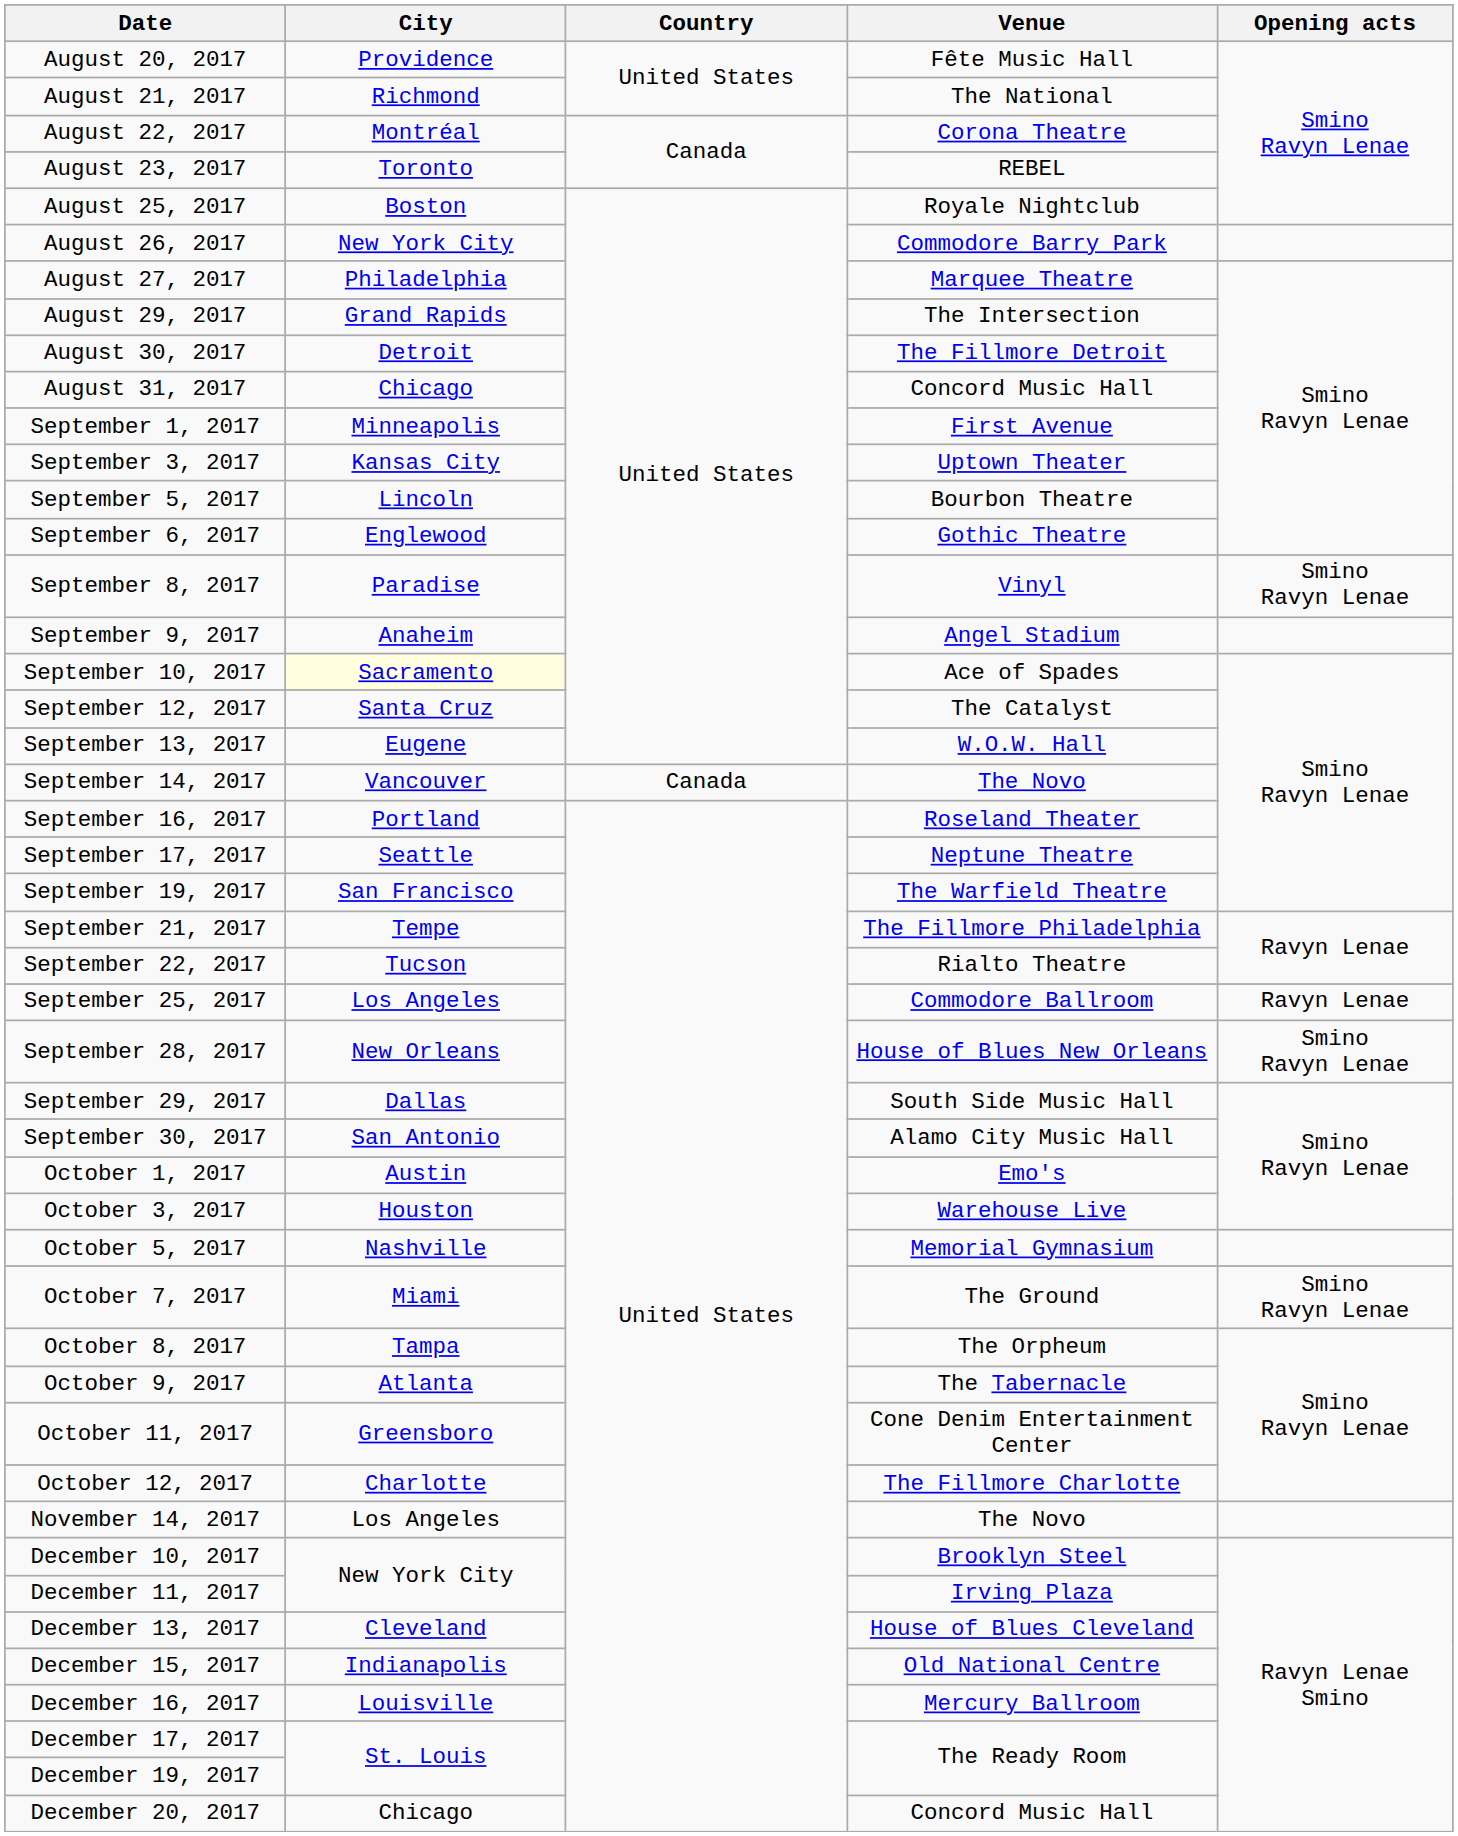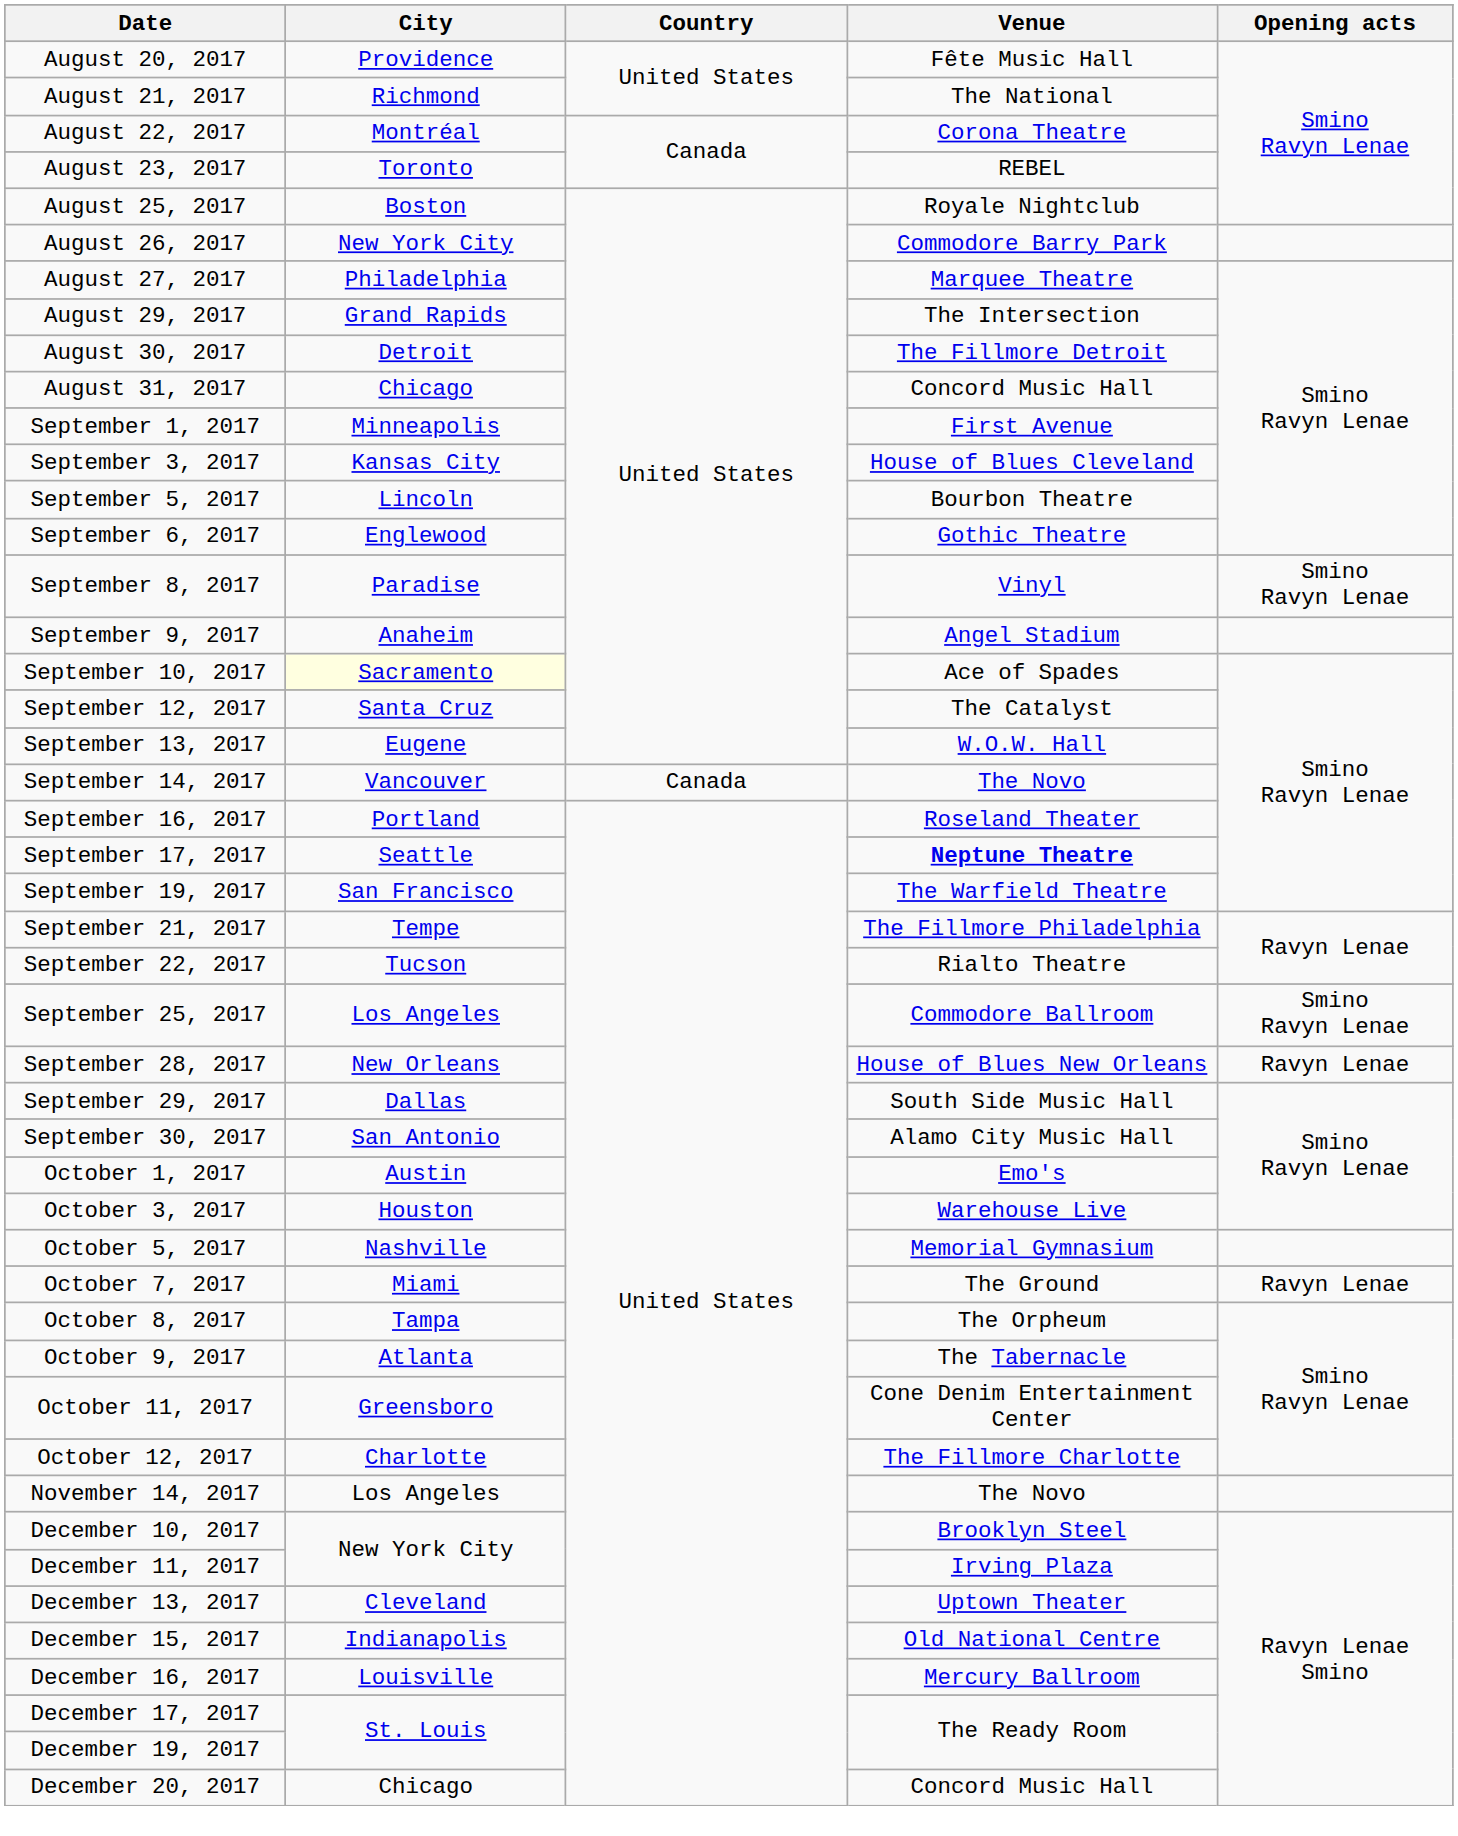(1032, 463) Uptown Theater -> (1032, 463) House of Blues Cleveland
(1032, 856) normal -> (1032, 856) bold
(1335, 1002) Ravyn Lenae -> (1335, 1015) Smino Ravyn Lenae
(1335, 1052) Smino Ravyn Lenae -> (1335, 1065) Ravyn Lenae
(1335, 1298) Smino Ravyn Lenae -> (1335, 1285) Ravyn Lenae
(1032, 1630) House of Blues Cleveland -> (1032, 1604) Uptown Theater
